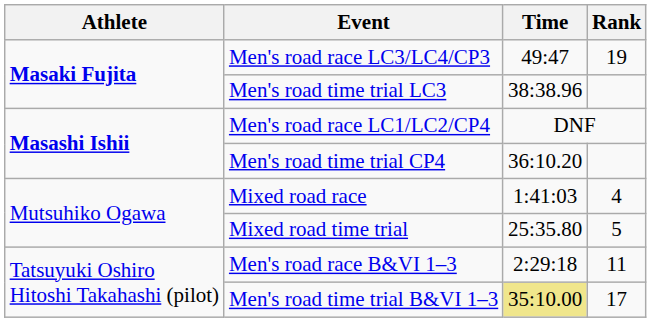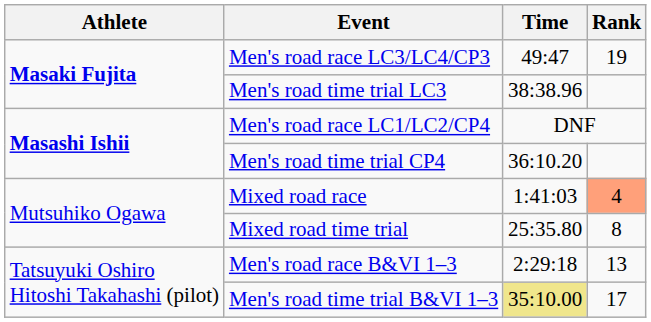(617, 195) no background -> (617, 195) lightsalmon background
(617, 230) 5 -> (617, 230) 8
(617, 264) 11 -> (617, 264) 13
